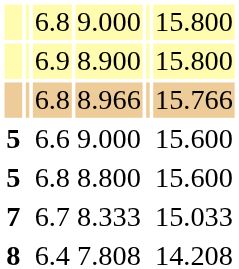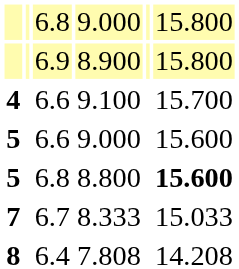- row: (13, 100)
+ row: (13, 99)
(194, 177) normal -> (194, 177) bold
